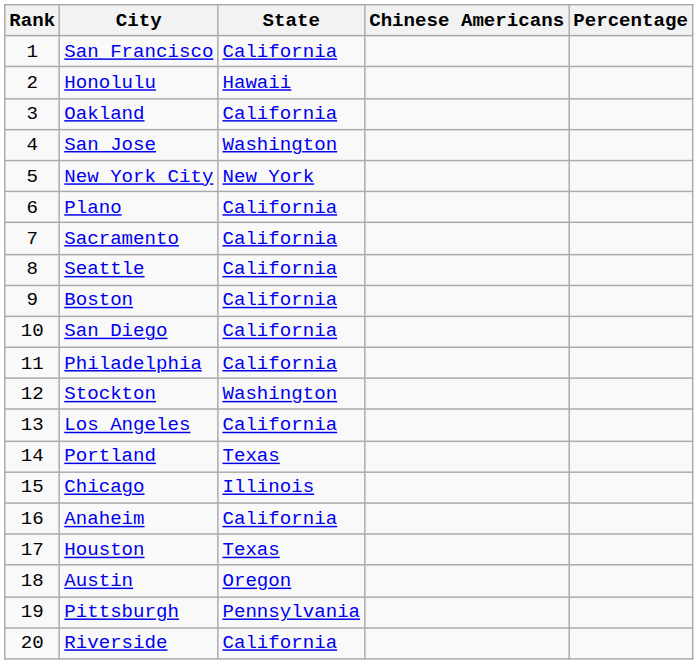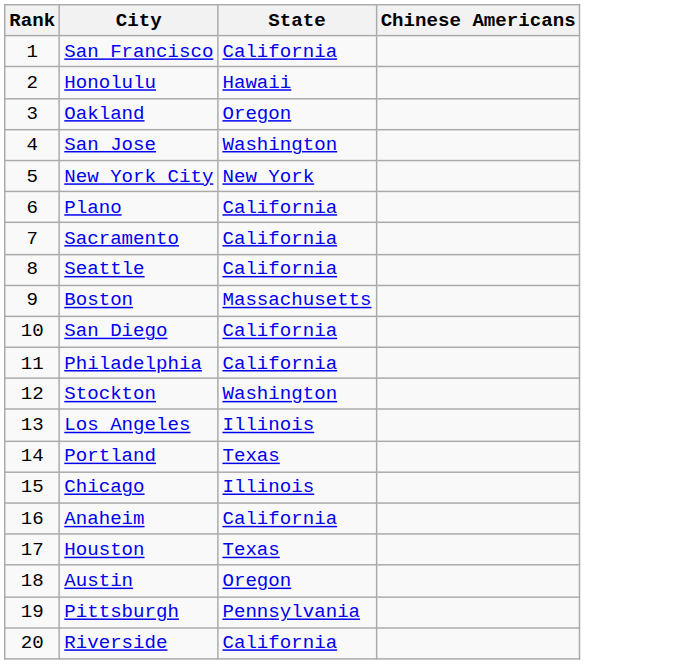- column: (631, 20)
(280, 114) California -> (257, 114) Oregon
(280, 301) California -> (297, 301) Massachusetts
(280, 425) California -> (268, 425) Illinois
